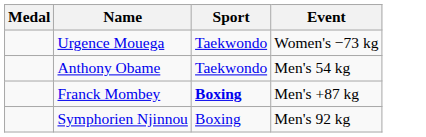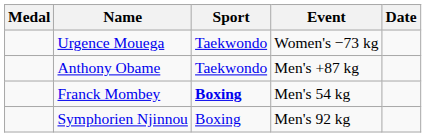+ column: (401, 17)
(312, 68) Men's 54 kg -> (317, 68) Men's +87 kg
(317, 94) Men's +87 kg -> (312, 94) Men's 54 kg
